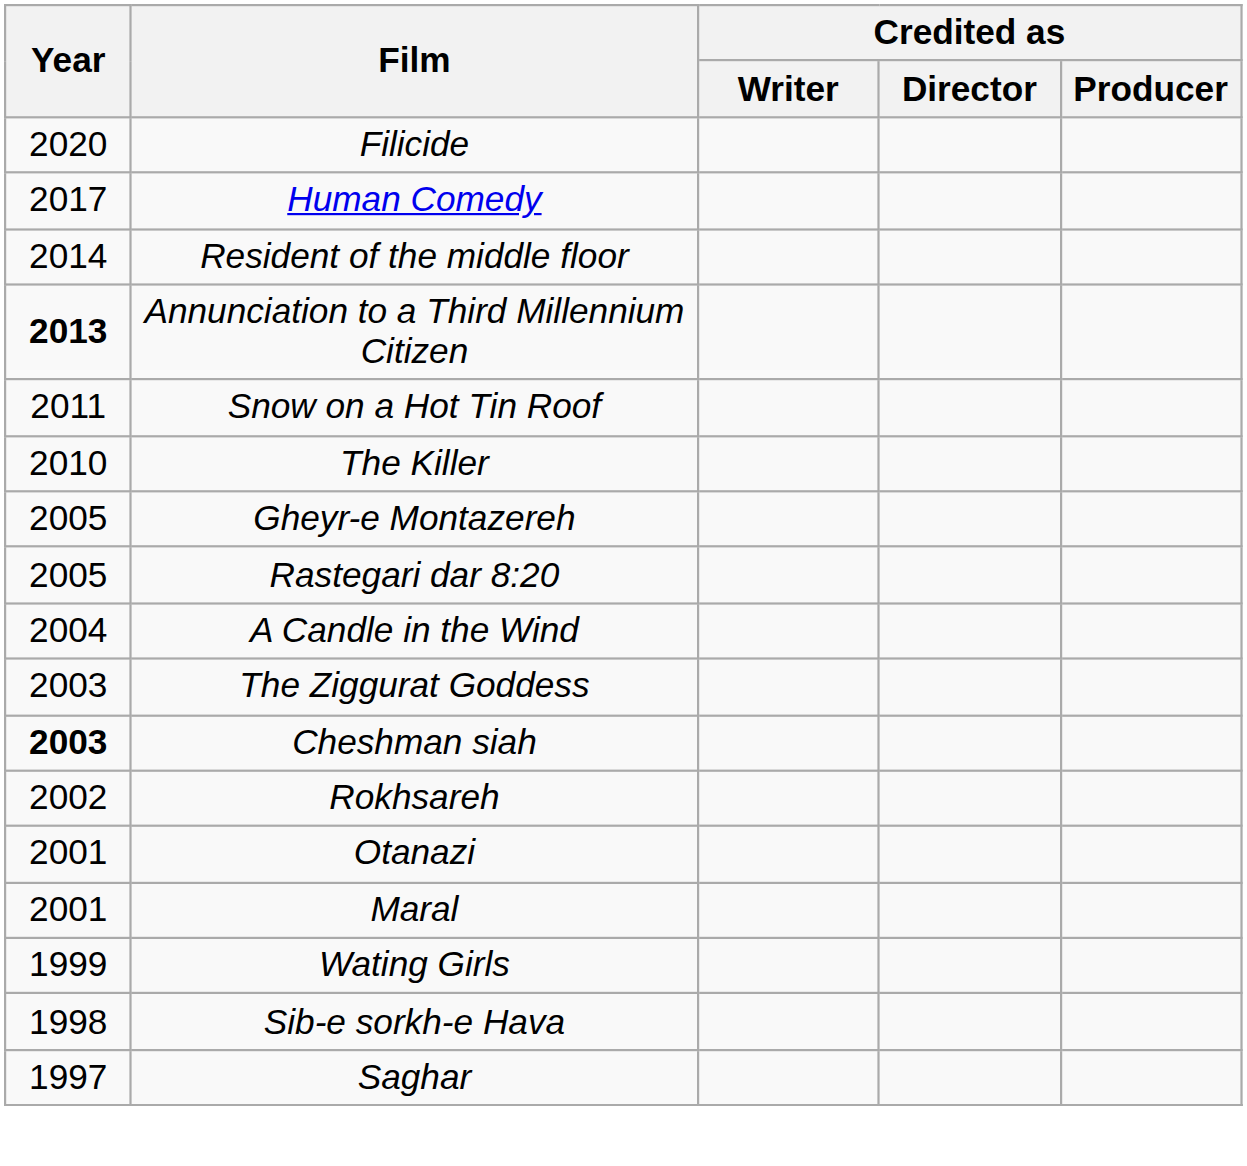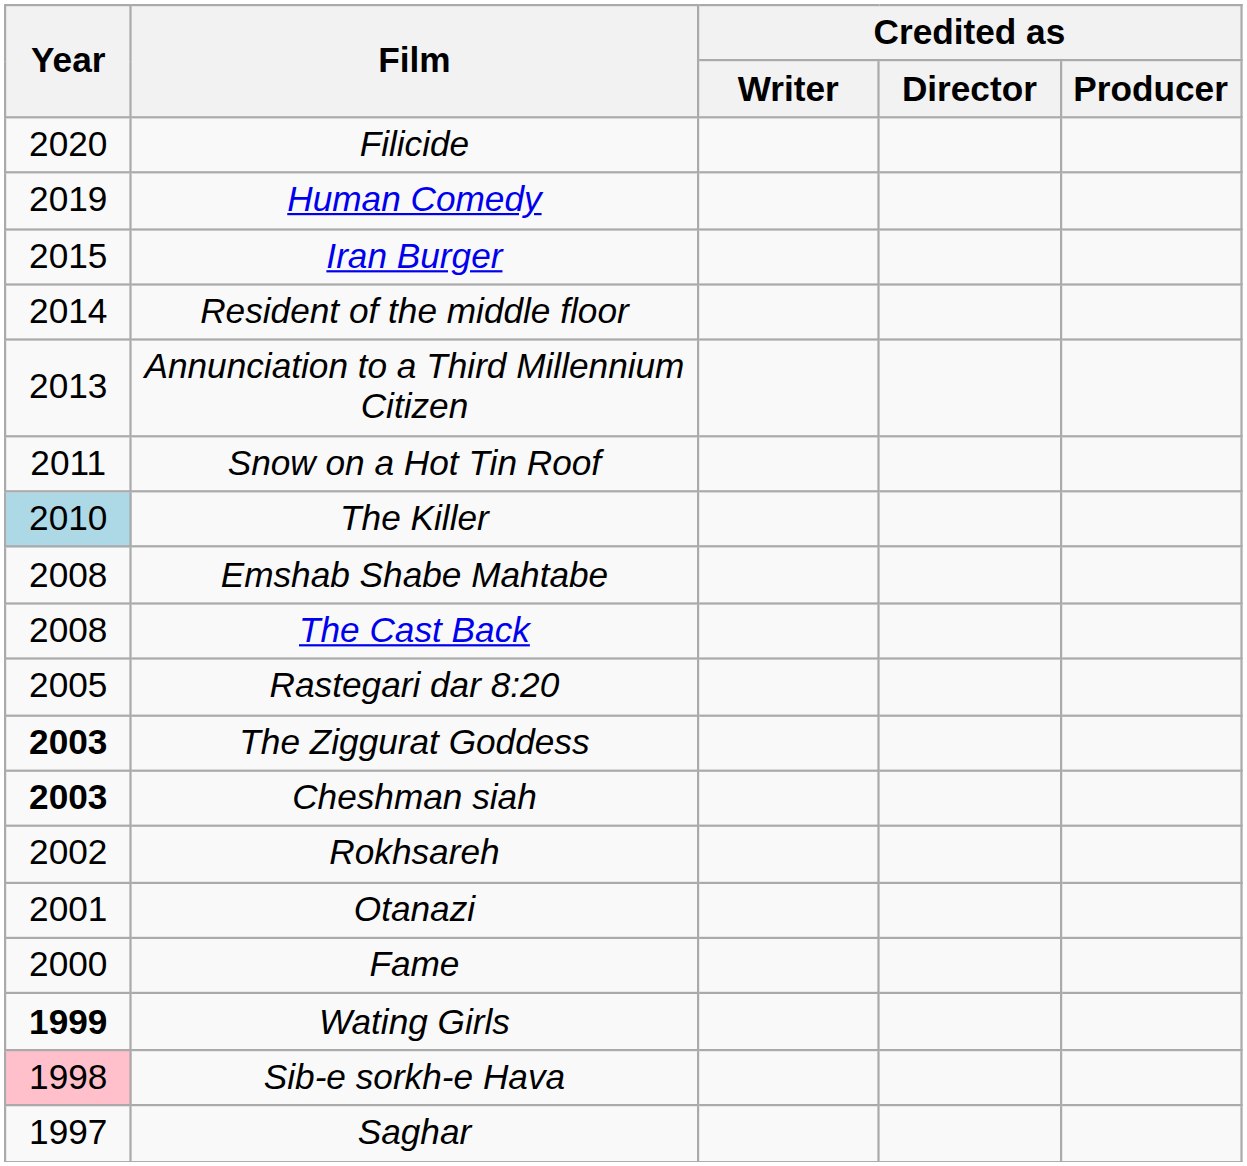(68, 199) 2017 -> (68, 199) 2019
+ row: (414, 255)
(68, 331) bold -> (68, 387) normal
(68, 462) no background -> (68, 518) lightblue background
+ row: (414, 574)
+ row: (414, 630)
- row: (414, 518)
- row: (414, 630)
(68, 686) normal -> (68, 741) bold
+ row: (414, 965)
- row: (414, 909)
(68, 965) normal -> (68, 1021) bold
(68, 1021) no background -> (68, 1076) pink background
